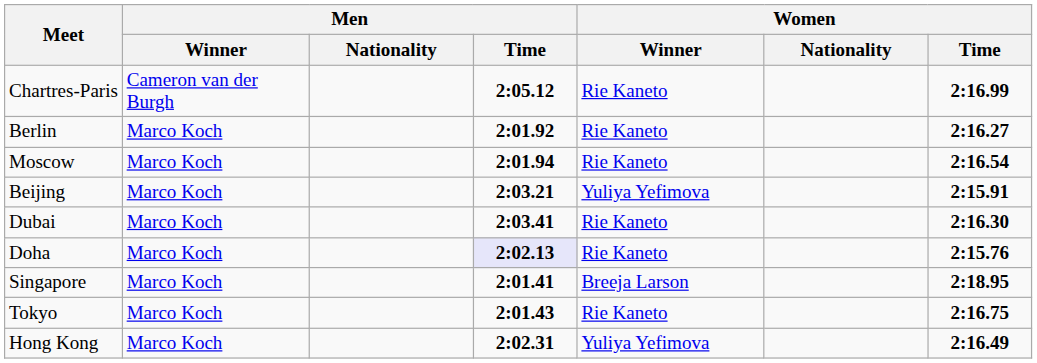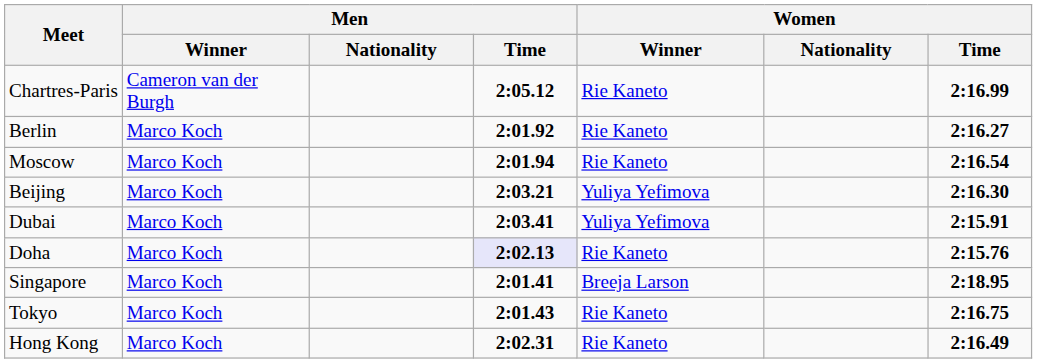(980, 191) 2:15.91 -> (980, 191) 2:16.30
(625, 222) Rie Kaneto -> (645, 222) Yuliya Yefimova
(980, 222) 2:16.30 -> (980, 222) 2:15.91
(645, 342) Yuliya Yefimova -> (625, 342) Rie Kaneto
